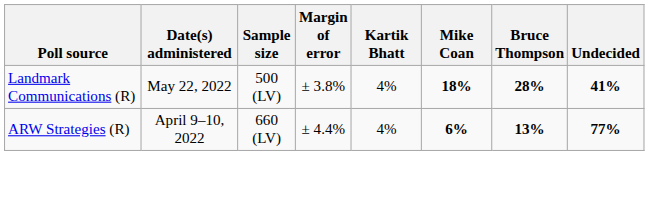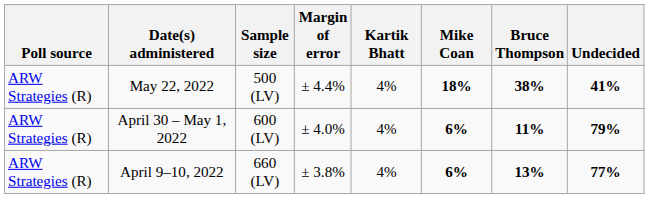(72, 86) Landmark Communications (R) -> (50, 86) ARW Strategies (R)
(323, 86) ± 3.8% -> (323, 86) ± 4.4%
(530, 86) 28% -> (530, 86) 38%
+ row: (172, 129)
(323, 129) ± 4.4% -> (323, 172) ± 3.8%
